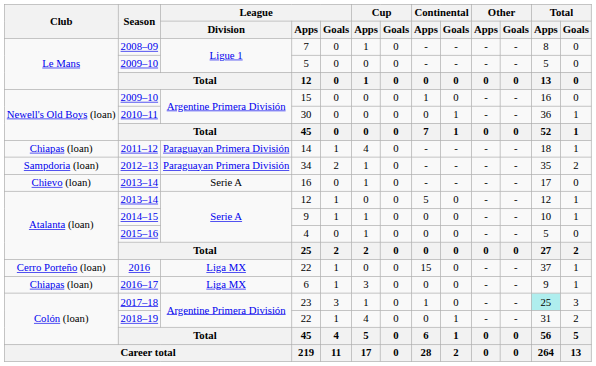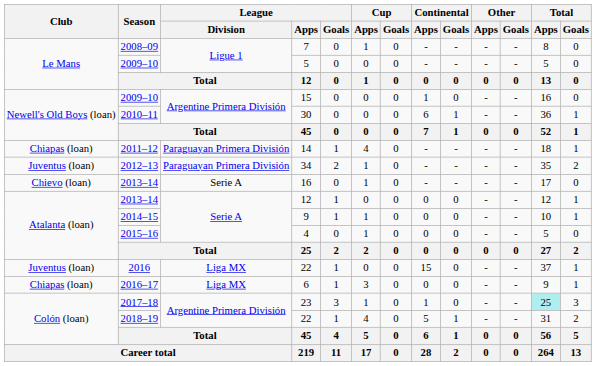(426, 115) 0 -> (426, 115) 6
(61, 166) Sampdoria (loan) -> (61, 166) Juventus (loan)
(426, 200) 5 -> (426, 200) 0
(61, 268) Cerro Porteño (loan) -> (61, 268) Juventus (loan)
(426, 319) 0 -> (426, 319) 5
